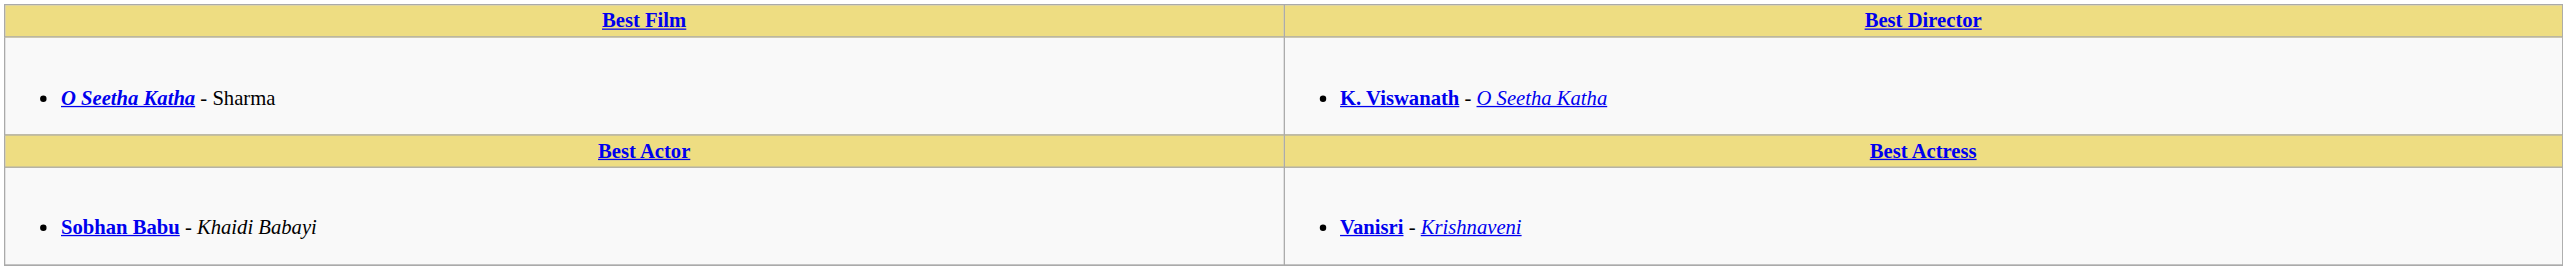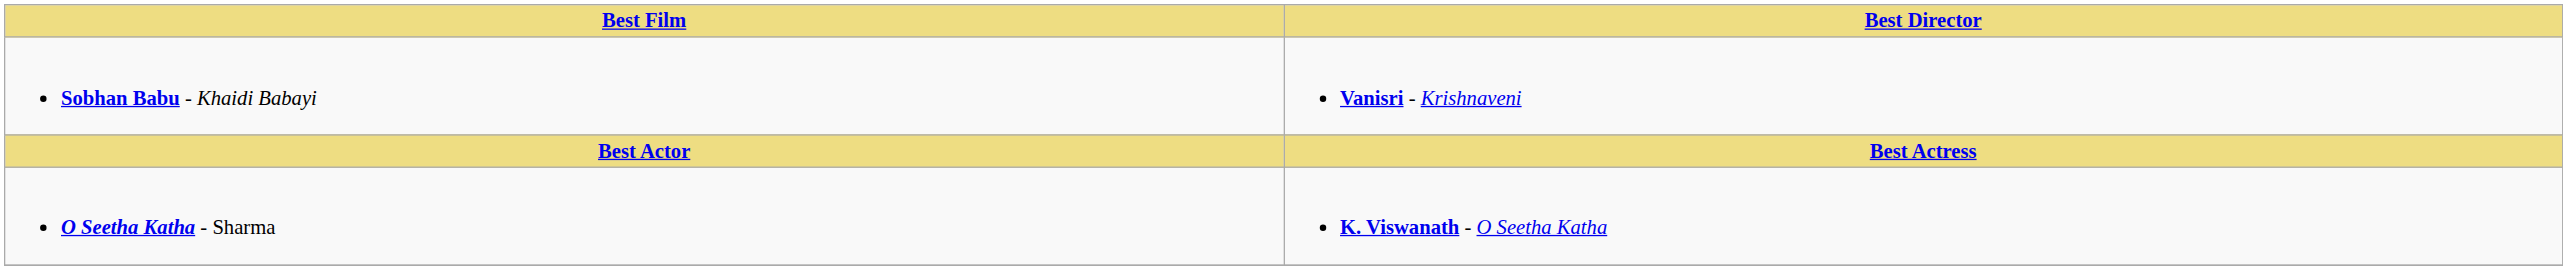rows swapped: (644, 98) <-> (644, 228)
